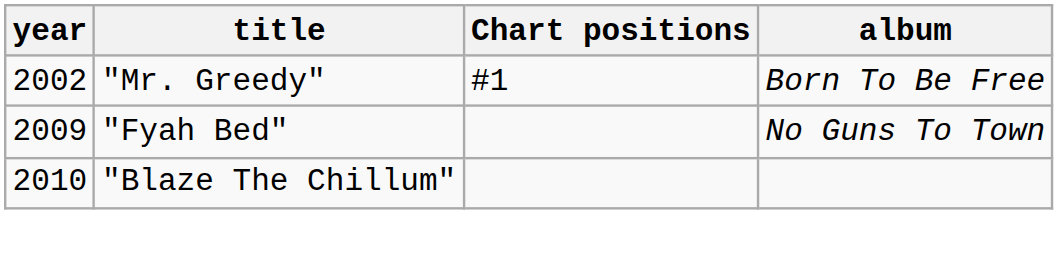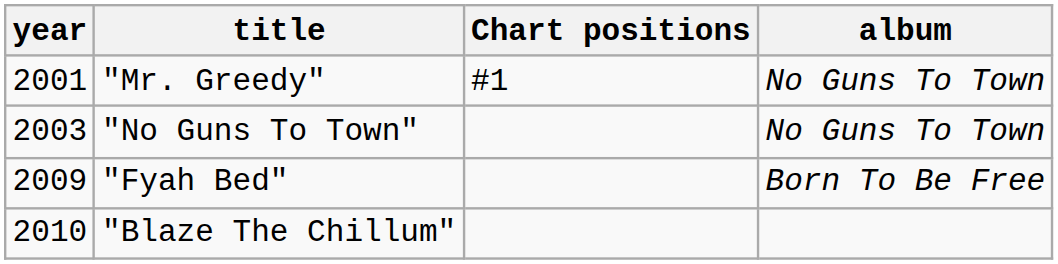(50, 81) 2002 -> (50, 81) 2001
(905, 81) Born To Be Free -> (905, 81) No Guns To Town
+ row: (260, 132)
(905, 132) No Guns To Town -> (905, 182) Born To Be Free
